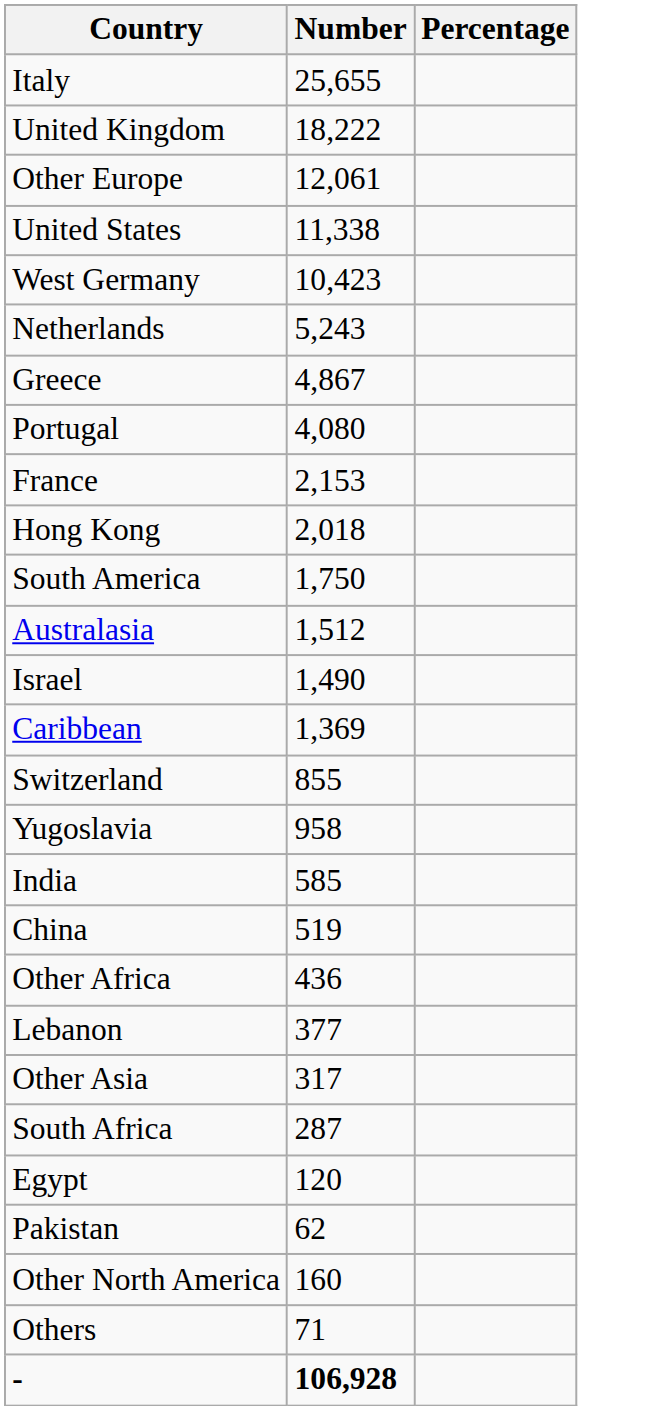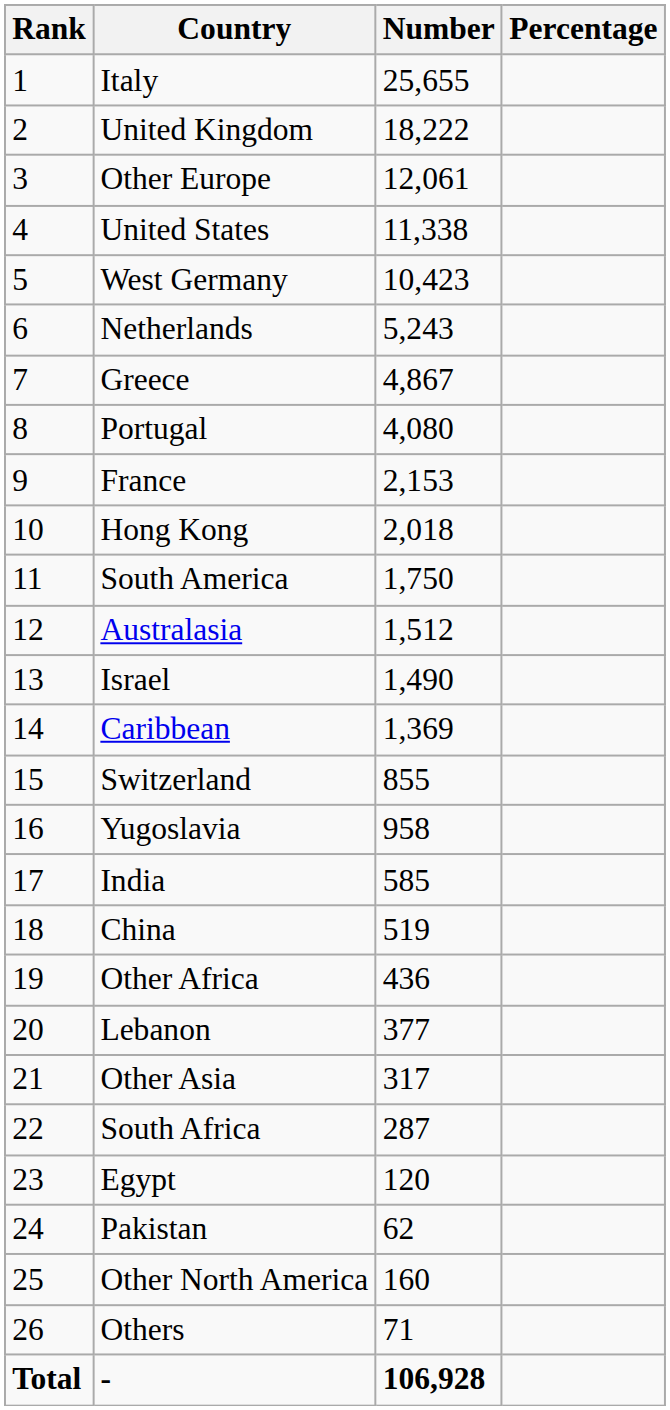+ column: (49, 29)
